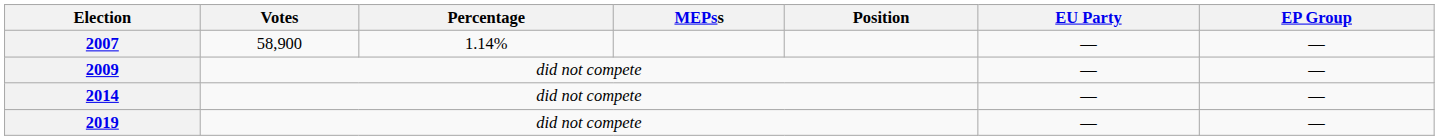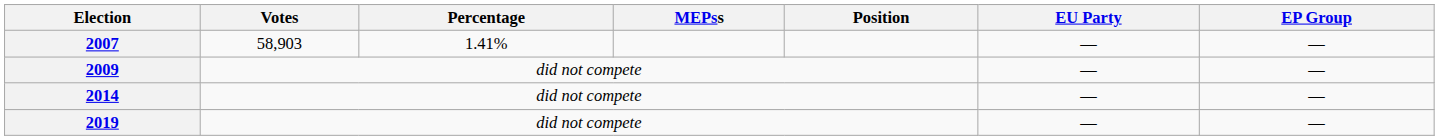(279, 43) 58,900 -> (279, 43) 58,903
(486, 43) 1.14% -> (486, 43) 1.41%
